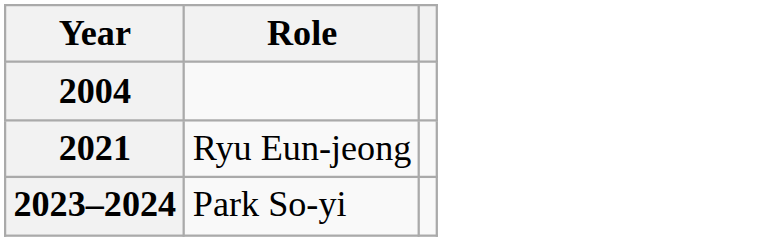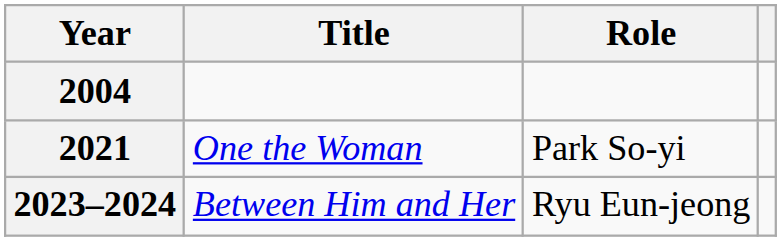+ column: (354, 33)
(302, 147) Ryu Eun-jeong -> (609, 147) Park So-yi
(270, 205) Park So-yi -> (641, 205) Ryu Eun-jeong
